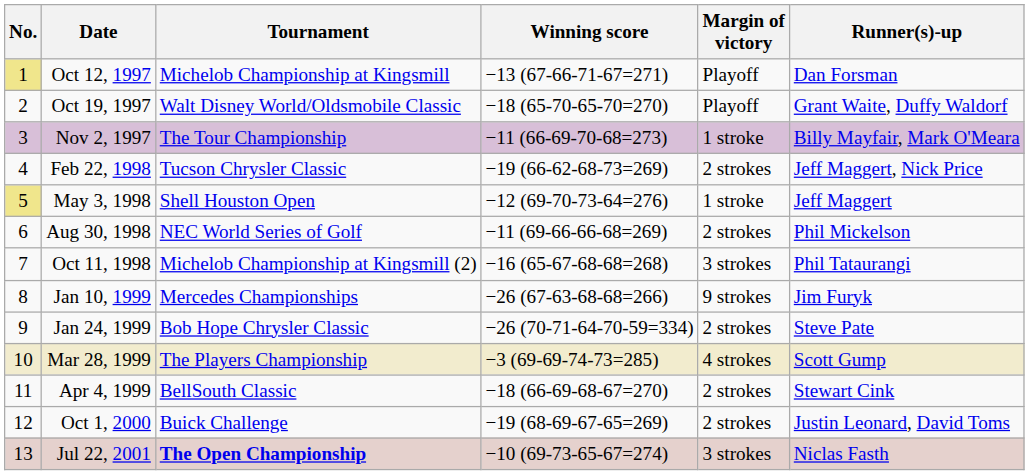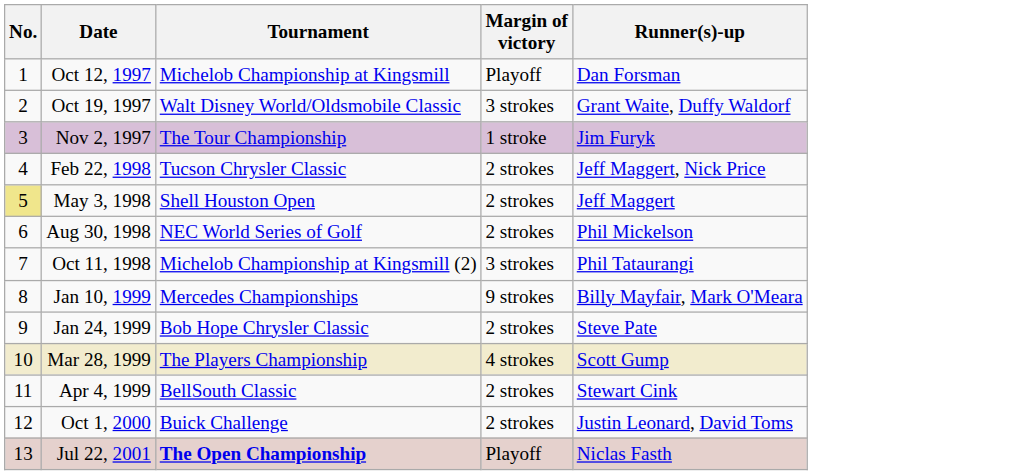- column: (590, 31)
(23, 74) khaki background -> (23, 74) no background
(731, 106) Playoff -> (520, 106) 3 strokes
(907, 137) Billy Mayfair, Mark O'Meara -> (616, 137) Jim Furyk
(733, 201) 1 stroke -> (520, 201) 2 strokes
(833, 295) Jim Furyk -> (690, 295) Billy Mayfair, Mark O'Meara
(737, 453) 3 strokes -> (513, 453) Playoff
